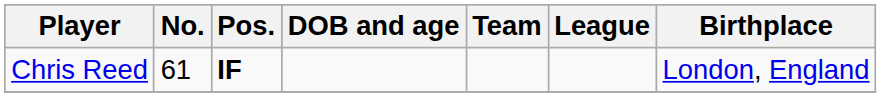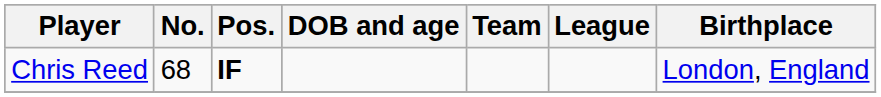(176, 69) 61 -> (176, 69) 68
